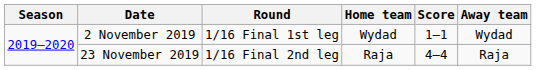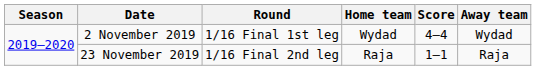(436, 35) 1–1 -> (436, 35) 4–4
(436, 55) 4–4 -> (436, 55) 1–1
